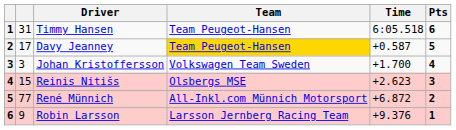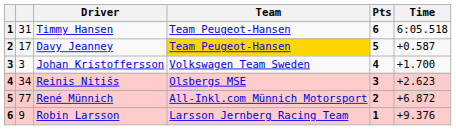columns swapped: (398, 13) <-> (438, 13)
(25, 82) 15 -> (25, 82) 34
